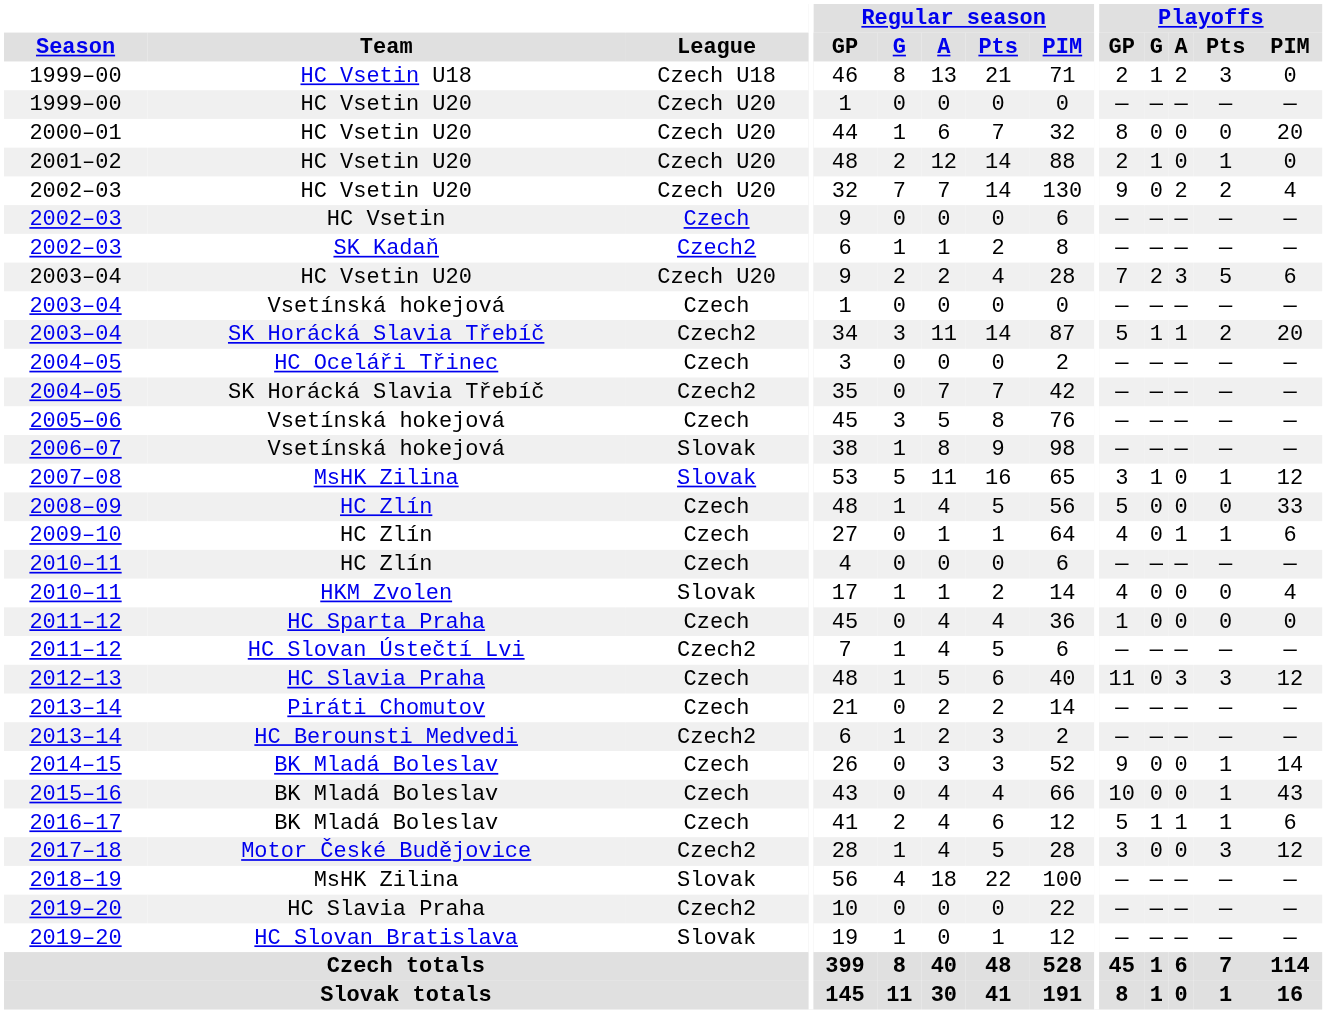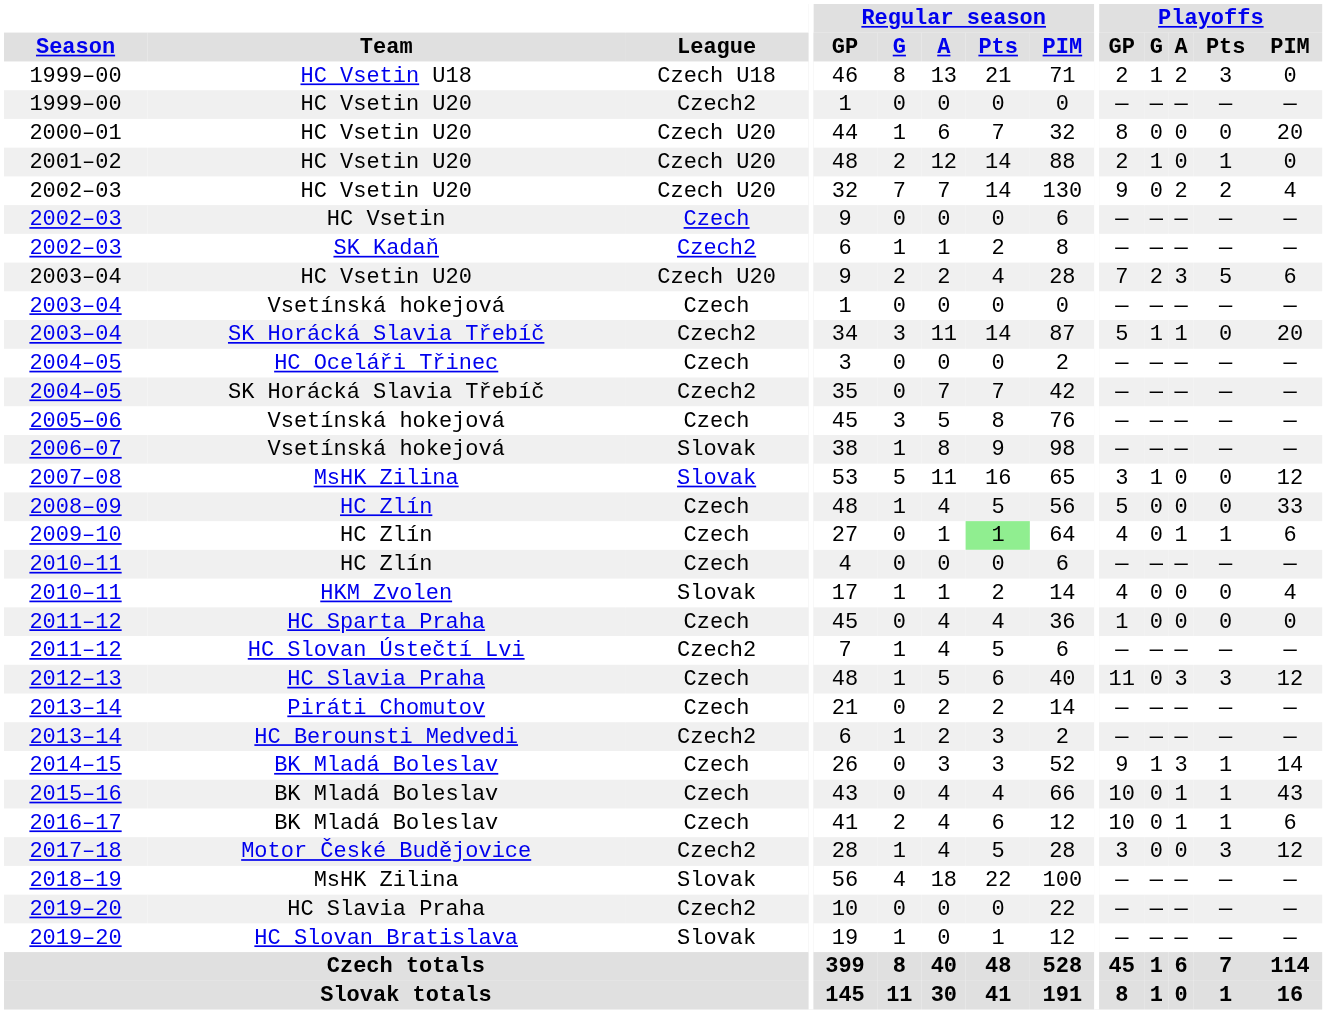(717, 105) Czech U20 -> (717, 105) Czech2
(1226, 334) 2 -> (1226, 334) 0
(1226, 478) 1 -> (1226, 478) 0
(998, 536) no background -> (998, 536) lightgreen background
(1156, 765) 0 -> (1156, 765) 1
(1181, 765) 0 -> (1181, 765) 3
(1181, 794) 0 -> (1181, 794) 1
(1122, 823) 5 -> (1122, 823) 10
(1156, 823) 1 -> (1156, 823) 0
